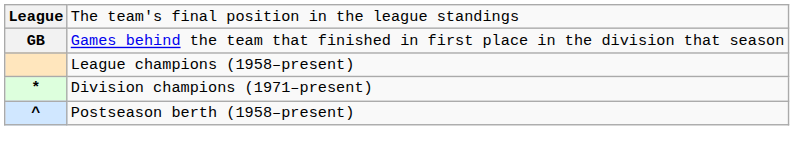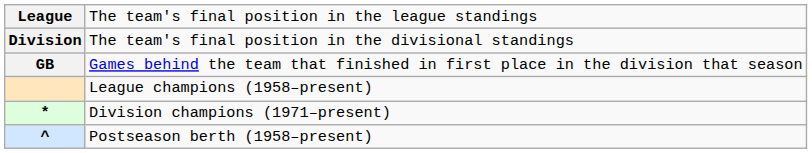+ row: (45, 41)
